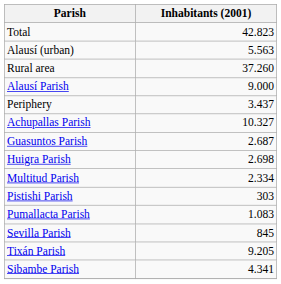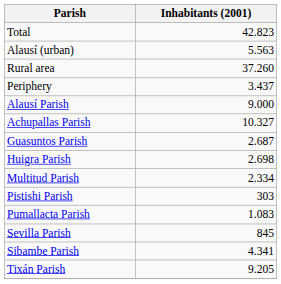rows swapped: (29, 104) <-> (38, 86)
rows swapped: (43, 269) <-> (36, 251)
